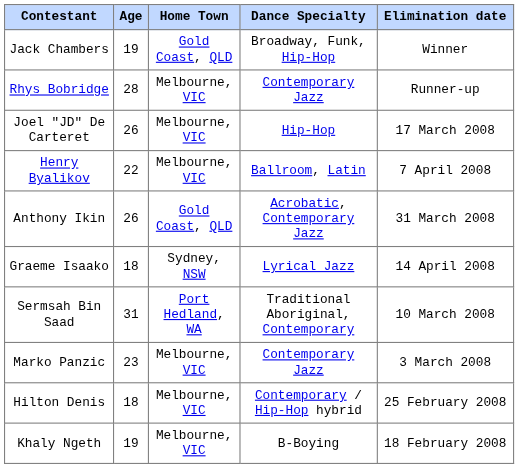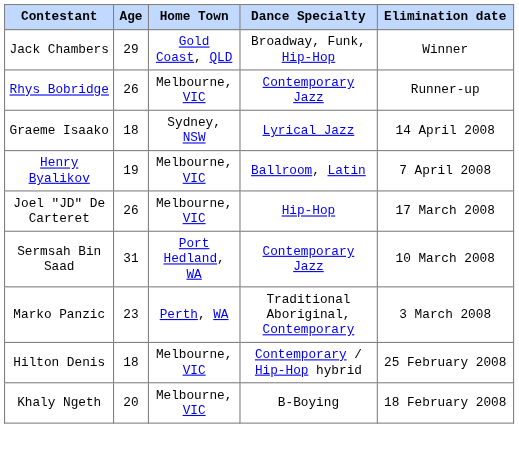(131, 50) 19 -> (131, 50) 29
(131, 90) 28 -> (131, 90) 26
rows swapped: (59, 267) <-> (59, 130)
(131, 171) 22 -> (131, 171) 19
- row: (59, 219)
(308, 315) Traditional Aboriginal, Contemporary -> (308, 259) Contemporary Jazz
(194, 363) Melbourne, VIC -> (194, 315) Perth, WA
(308, 363) Contemporary Jazz -> (308, 315) Traditional Aboriginal, Contemporary
(131, 443) 19 -> (131, 403) 20
